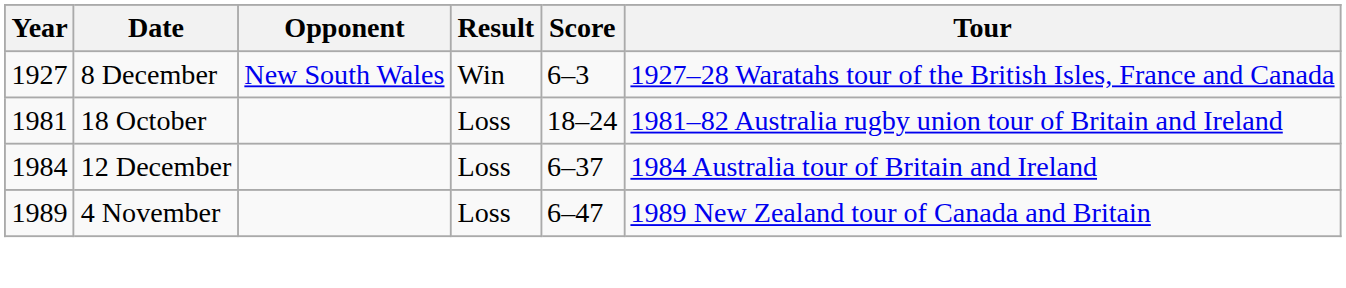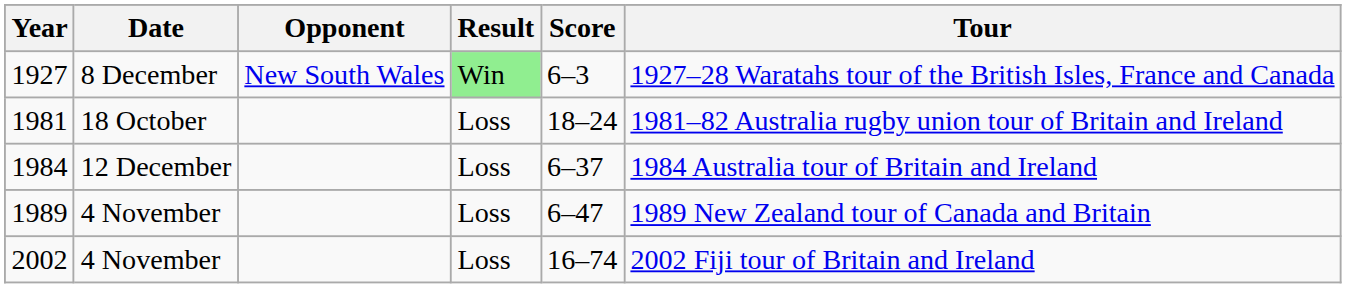(481, 74) no background -> (481, 74) lightgreen background
+ row: (40, 259)
